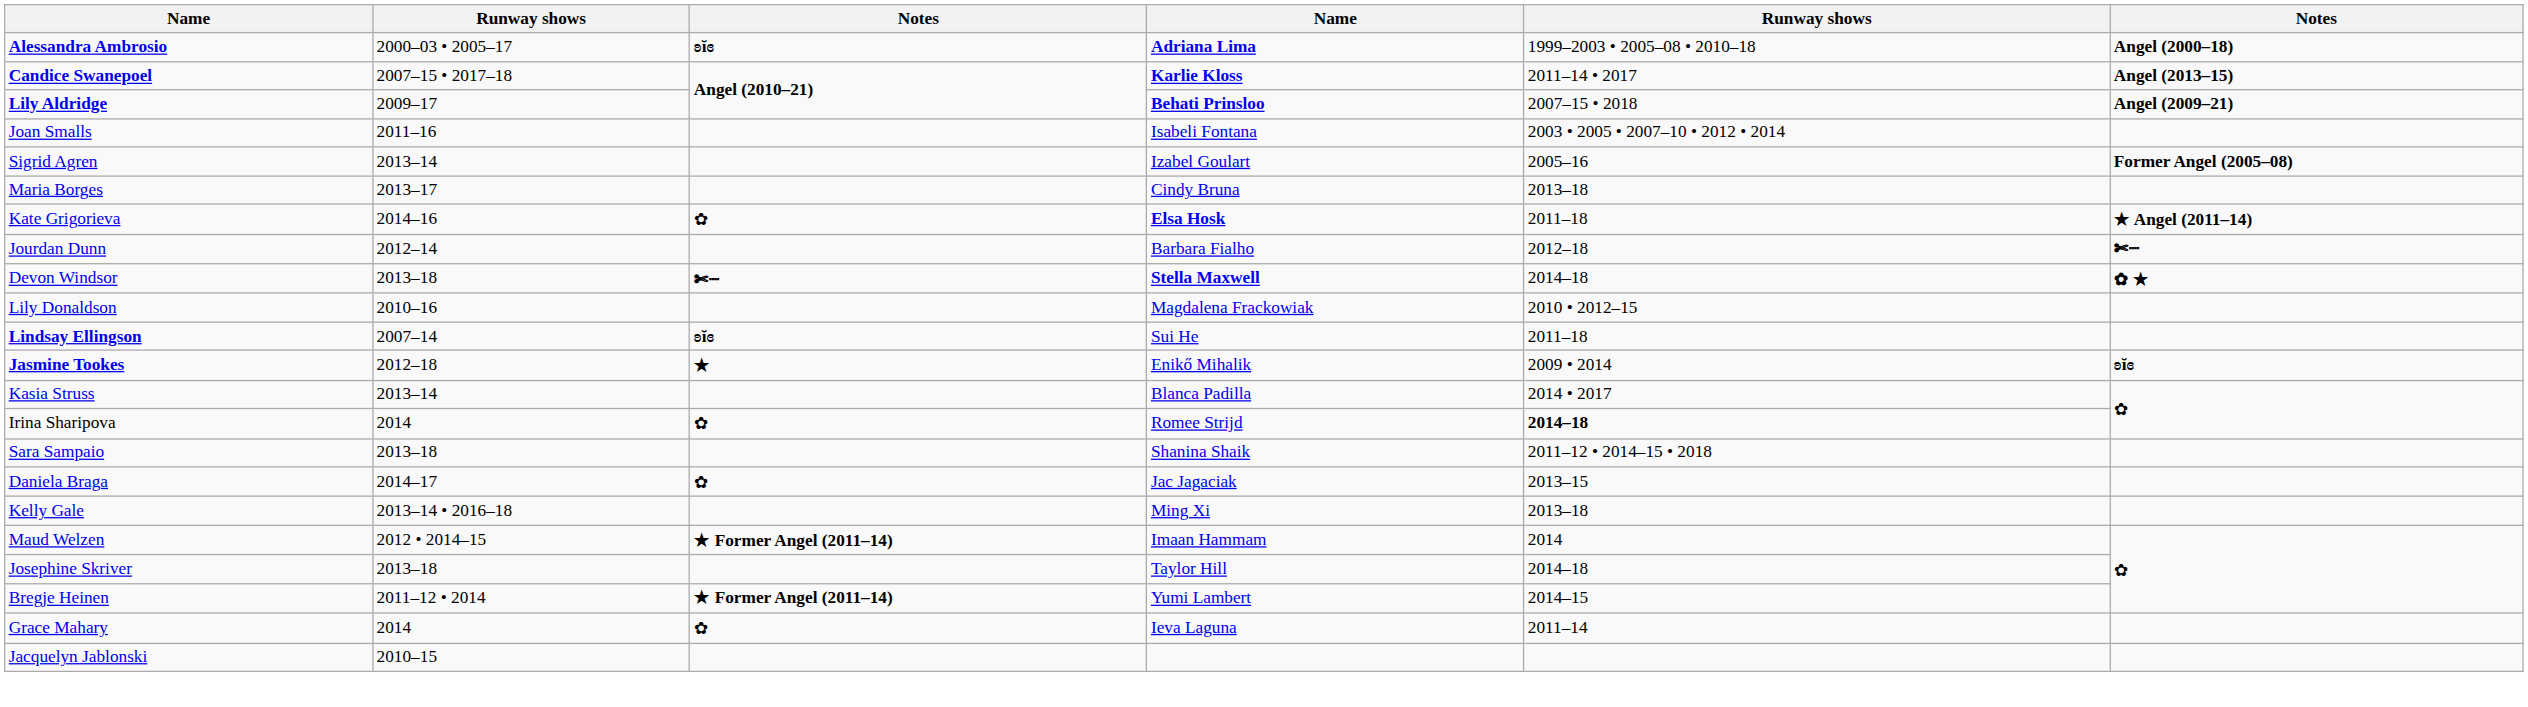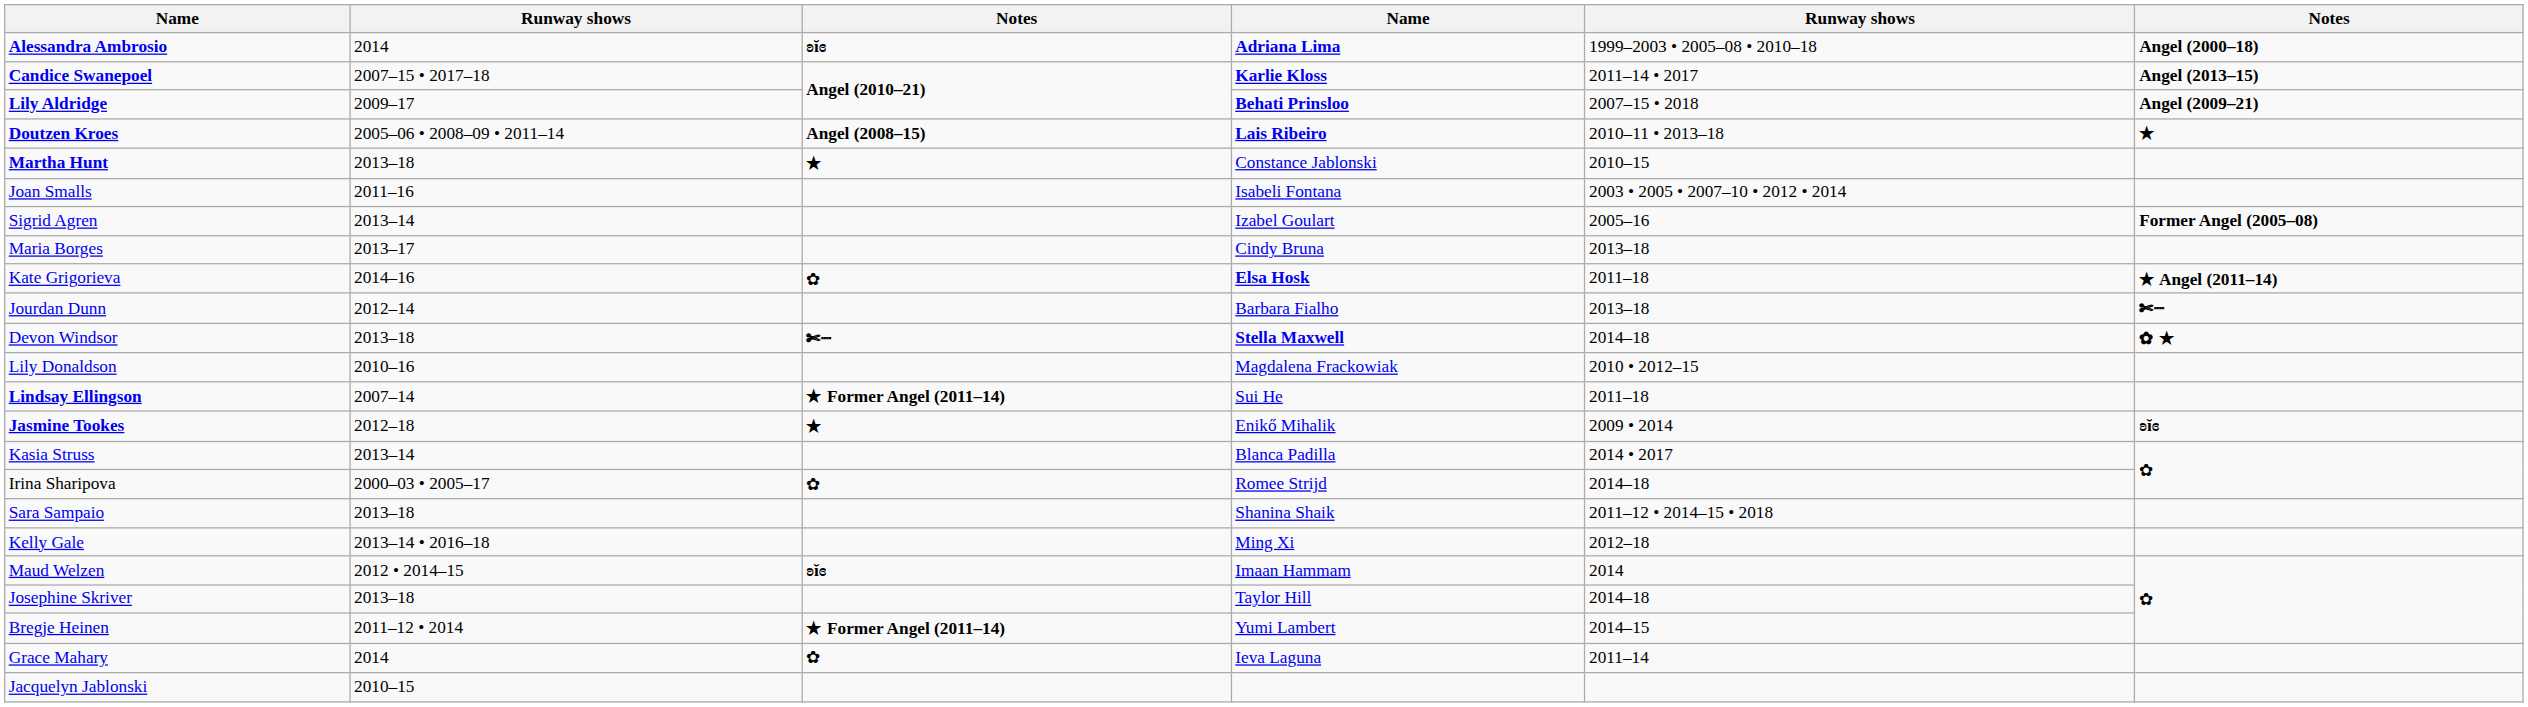(444, 46) 2000–03 • 2005–17 -> (371, 46) 2014
+ row: (63, 132)
+ row: (58, 162)
(1558, 248) 2012–18 -> (1619, 307) 2013–18
(704, 335) ʚĭɞ -> (906, 396) ★ Former Angel (2011–14)
(394, 422) 2014 -> (422, 483) 2000–03 • 2005–17
(1558, 422) bold -> (1619, 483) normal
- row: (58, 481)
(1558, 510) 2013–18 -> (1619, 541) 2012–18
(793, 540) ★ Former Angel (2011–14) -> (816, 569) ʚĭɞ
